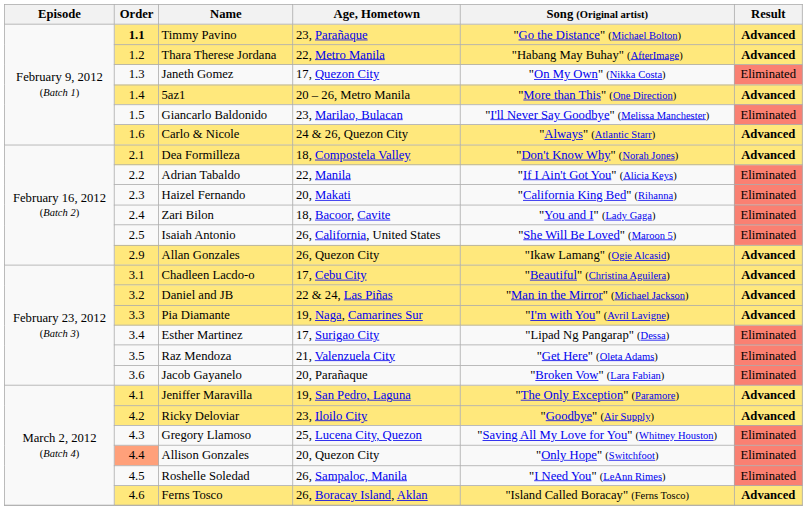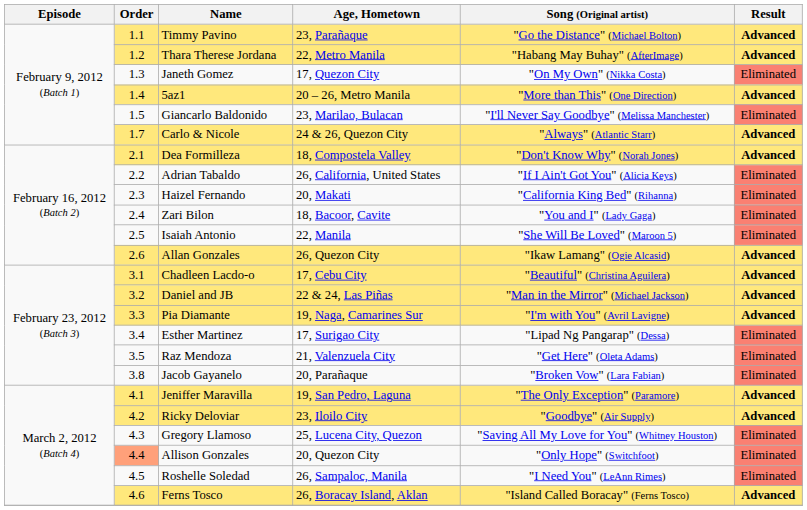(137, 34) bold -> (137, 34) normal
(137, 134) 1.6 -> (137, 134) 1.7
(323, 174) 22, Manila -> (368, 174) 26, California, United States
(368, 235) 26, California, United States -> (323, 235) 22, Manila
(137, 255) 2.9 -> (137, 255) 2.6
(137, 375) 3.6 -> (137, 375) 3.8
